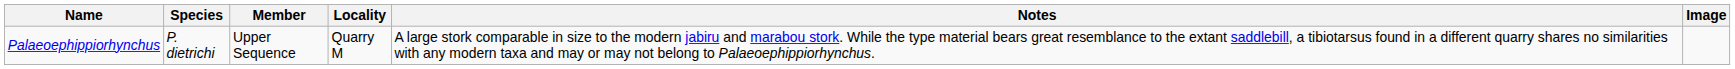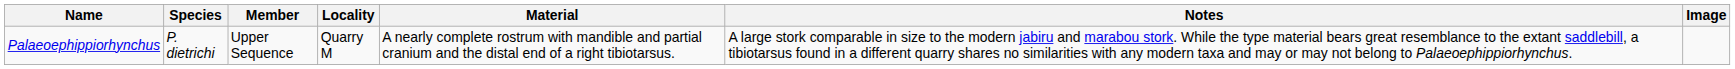+ column: (552, 15)
